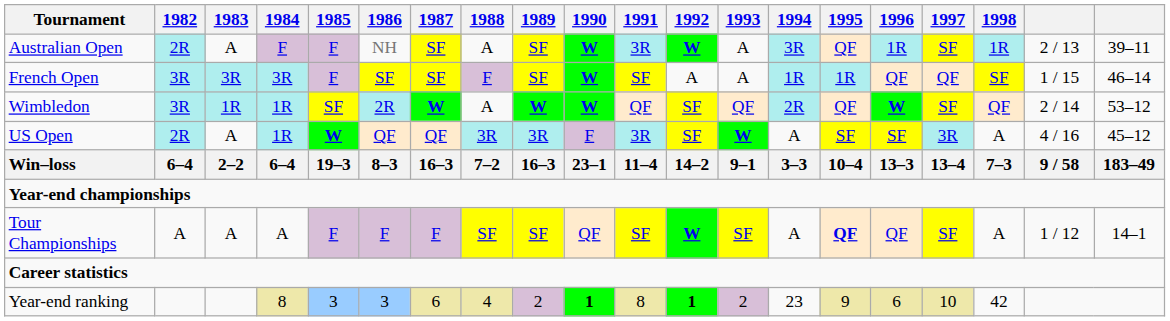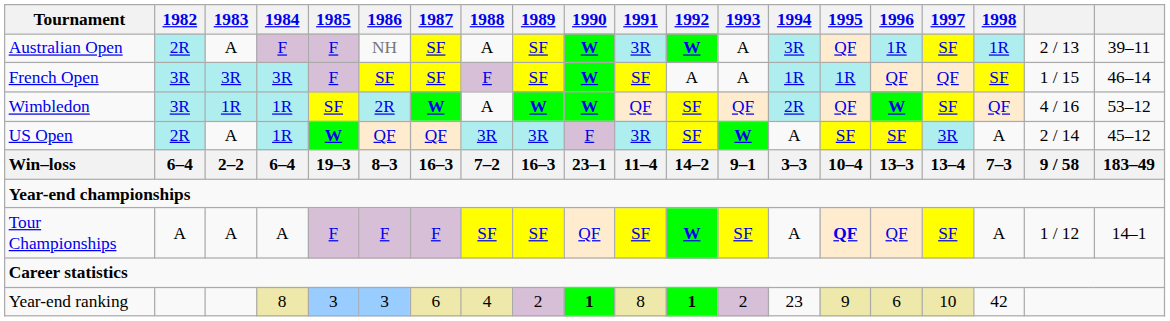(1059, 106) 2 / 14 -> (1059, 106) 4 / 16
(1059, 135) 4 / 16 -> (1059, 135) 2 / 14
